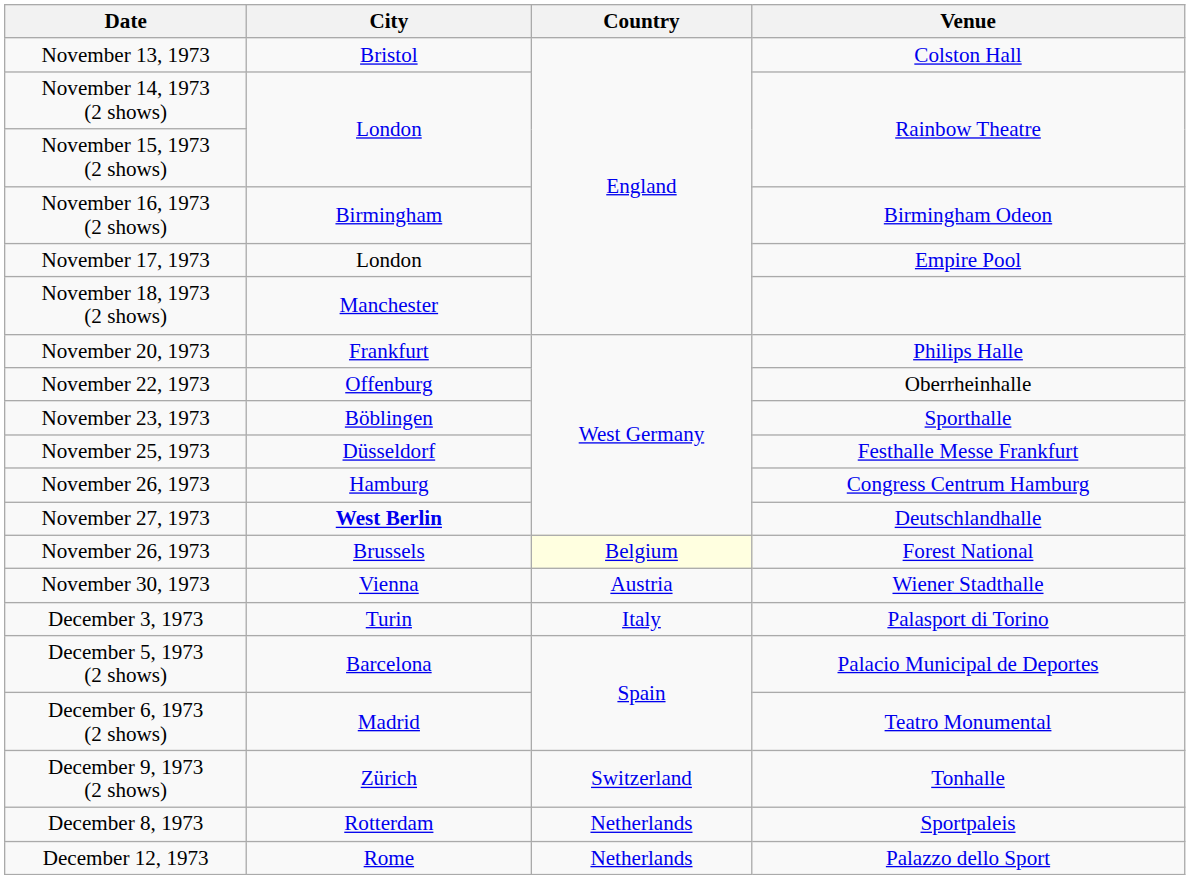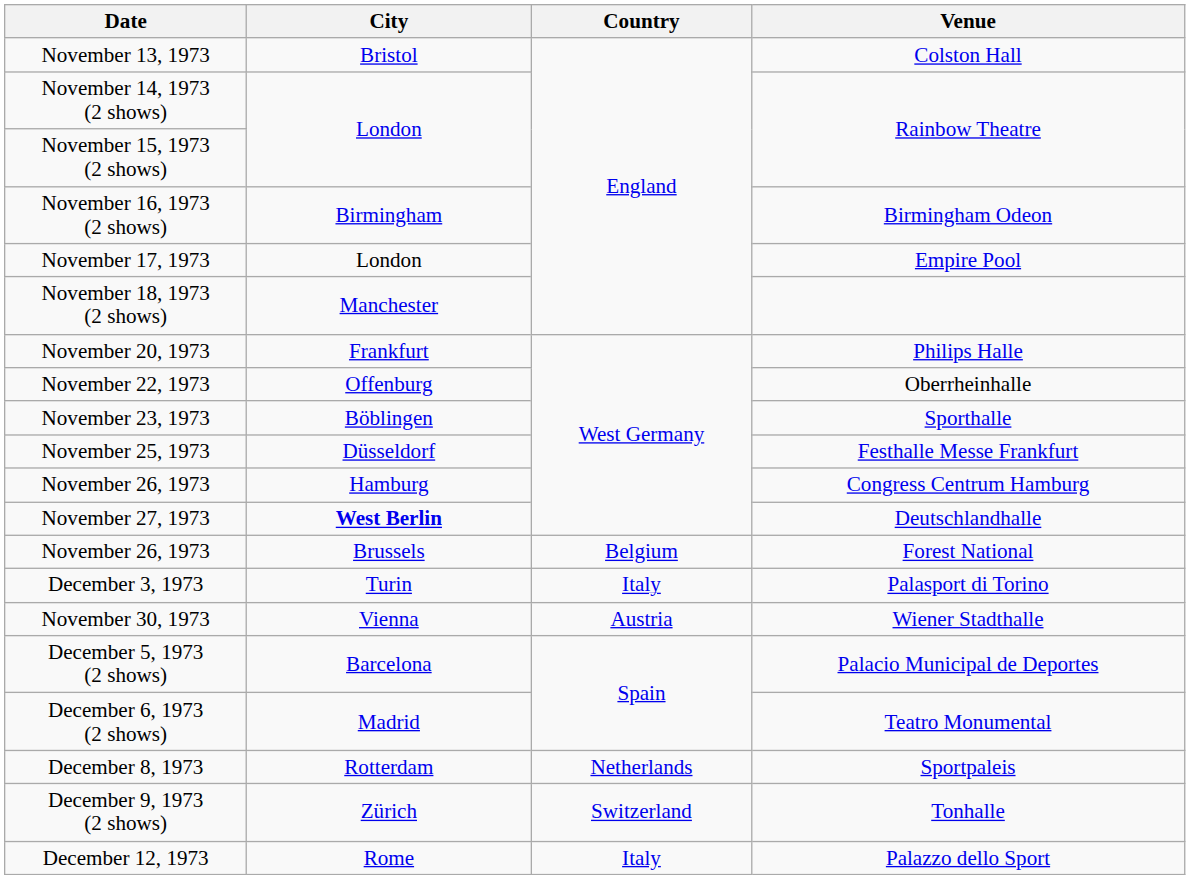(641, 551) lightyellow background -> (641, 551) no background
rows swapped: (126, 585) <-> (126, 618)
rows swapped: (126, 823) <-> (126, 778)
(641, 857) Netherlands -> (641, 857) Italy
